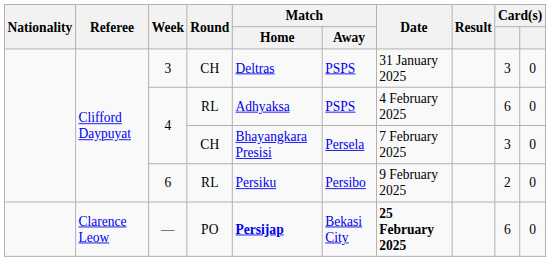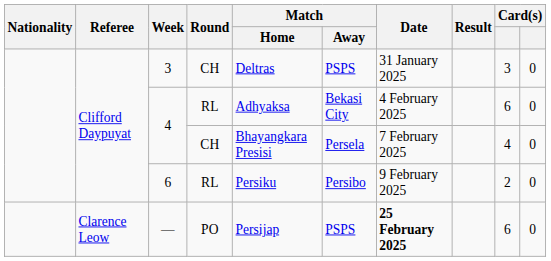(340, 106) PSPS -> (344, 106) Bekasi City
(507, 145) 3 -> (507, 145) 4
(260, 229) bold -> (257, 229) normal
(344, 229) Bekasi City -> (340, 229) PSPS
